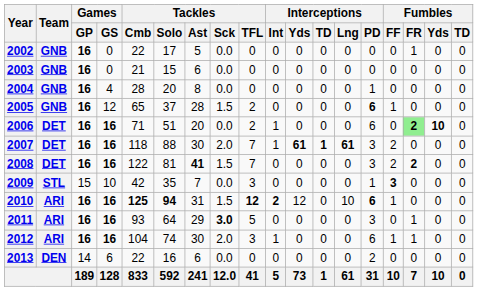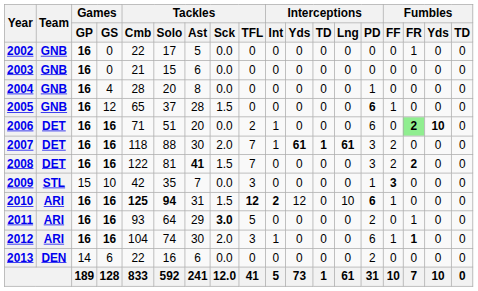(252, 107) 2 -> (252, 107) 0
(372, 220) 3 -> (372, 220) 2
(414, 239) normal -> (414, 239) bold
